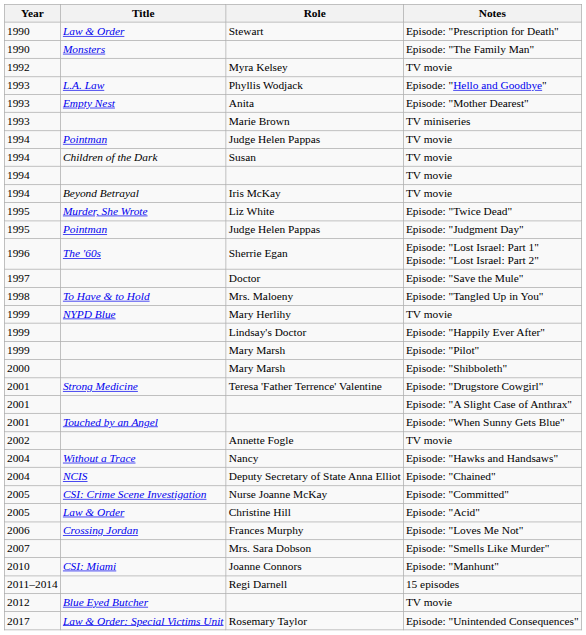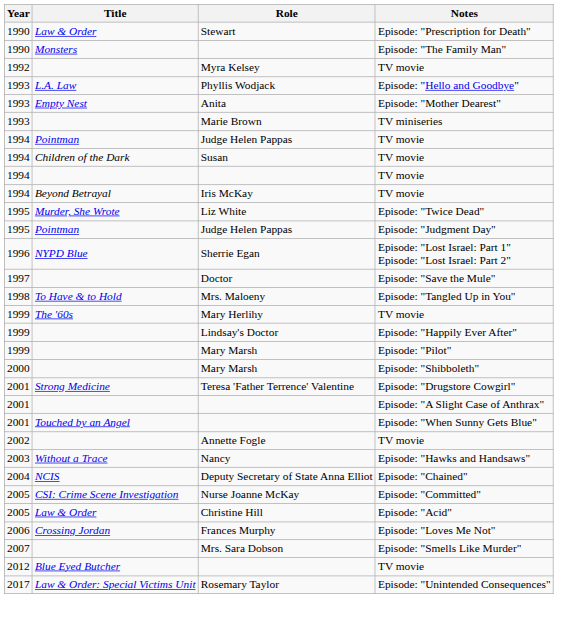(82, 254) The '60s -> (61, 254) NYPD Blue
(89, 314) NYPD Blue -> (54, 314) The '60s
(18, 458) 2004 -> (18, 458) 2003
- row: (265, 566)
- row: (258, 584)
